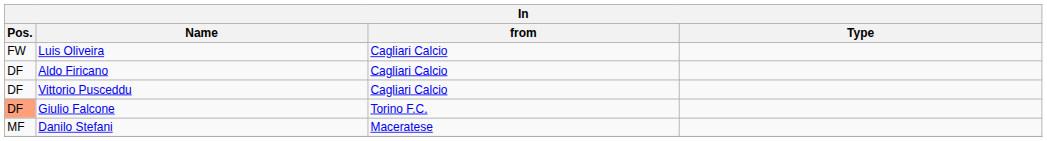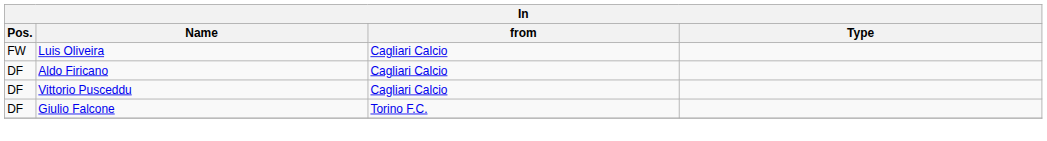(15, 109) lightsalmon background -> (15, 109) no background
- row: (76, 128)
